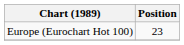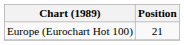(157, 31) 23 -> (157, 31) 21
